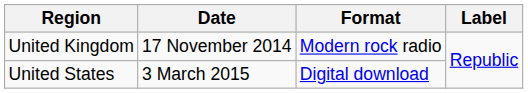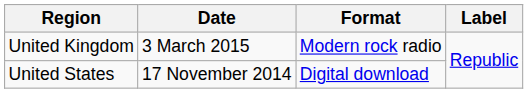(217, 46) 17 November 2014 -> (196, 46) 3 March 2015
(196, 74) 3 March 2015 -> (217, 74) 17 November 2014
